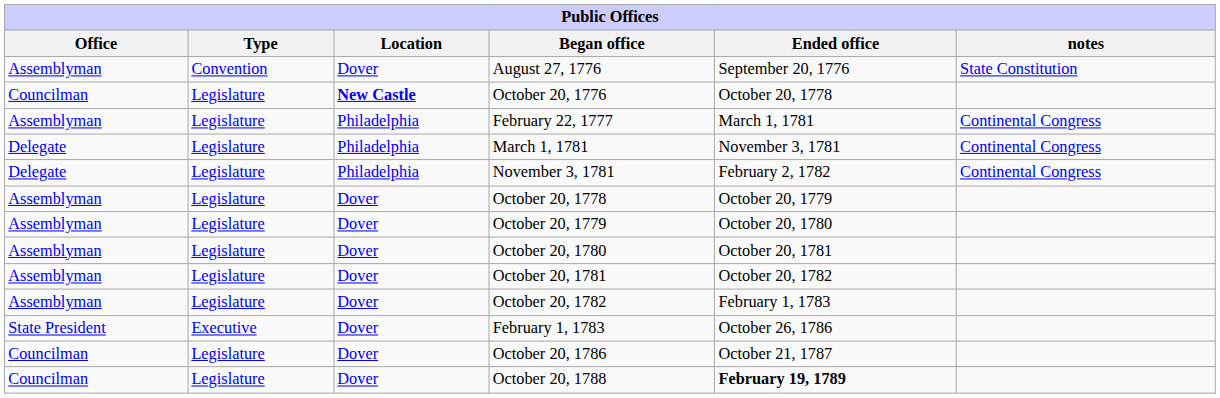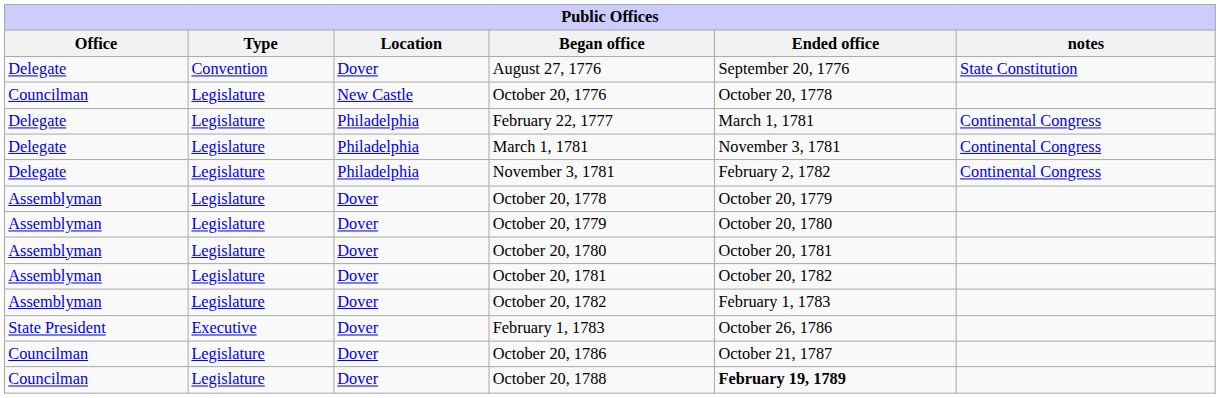(55, 69) Assemblyman -> (37, 69) Delegate
(377, 95) bold -> (375, 95) normal
(55, 120) Assemblyman -> (37, 120) Delegate
